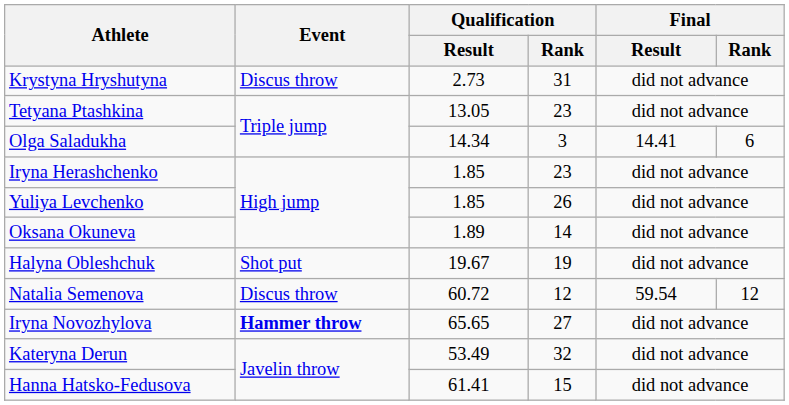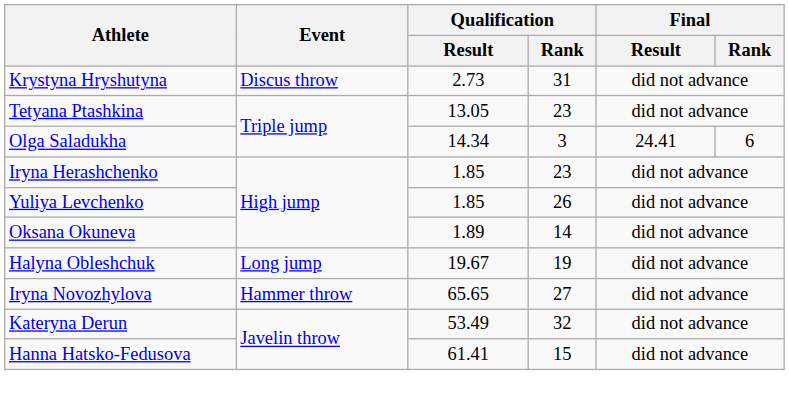(656, 141) 14.41 -> (656, 141) 24.41
(271, 263) Shot put -> (281, 263) Long jump
- row: (76, 293)
(301, 324) bold -> (296, 293) normal
